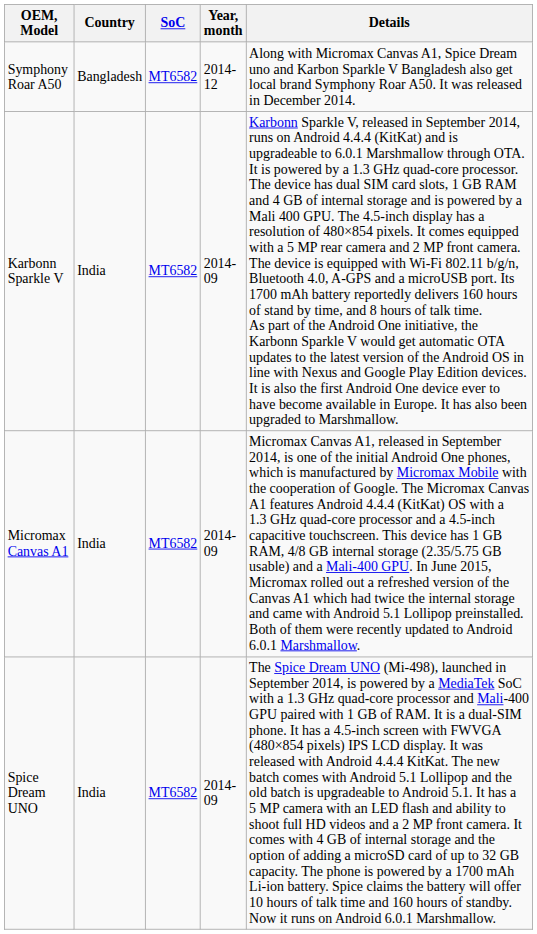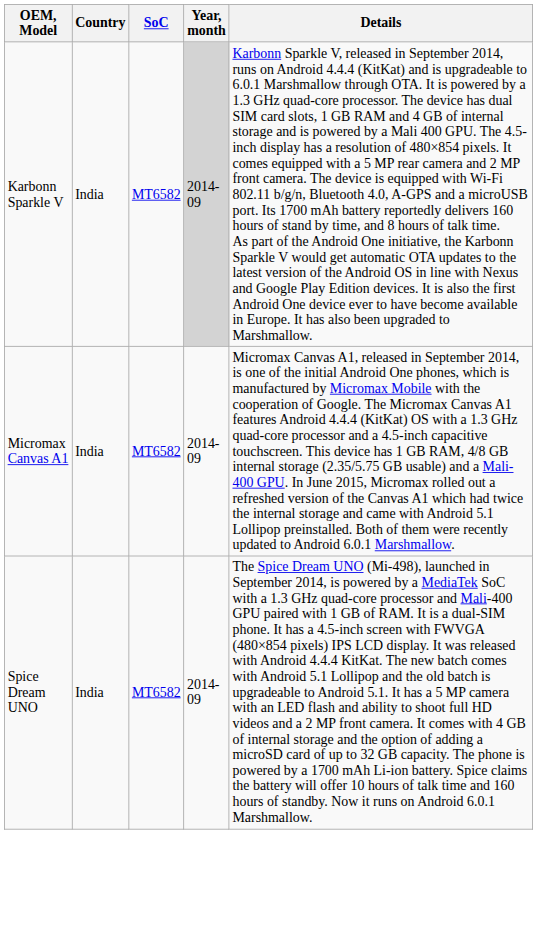- row: (38, 76)
(220, 271) no background -> (203, 194) lightgrey background
